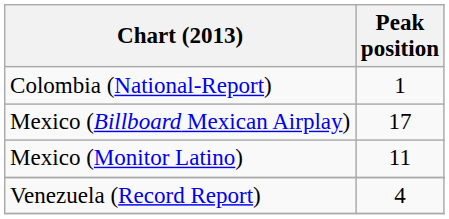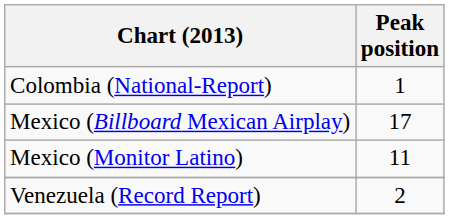(400, 194) 4 -> (400, 194) 2
